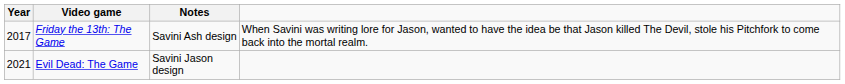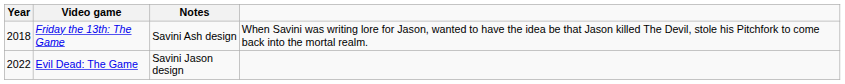(19, 36) 2017 -> (19, 36) 2018
(19, 65) 2021 -> (19, 65) 2022
